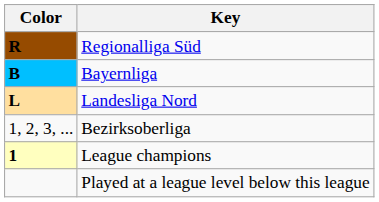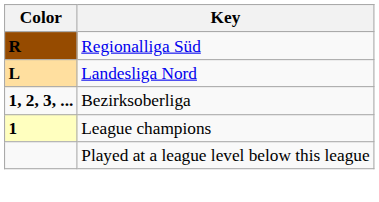- row: (119, 73)
(41, 127) normal -> (41, 100) bold
